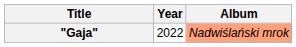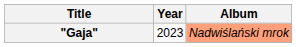(170, 33) 2022 -> (170, 33) 2023
